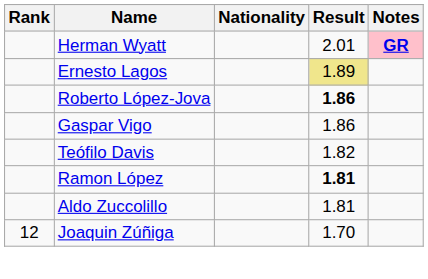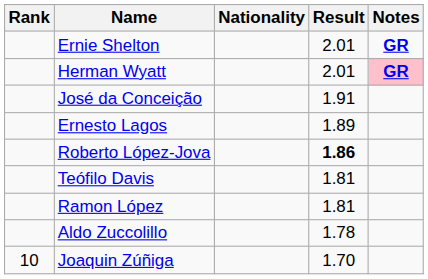+ row: (109, 44)
+ row: (130, 98)
(339, 71) khaki background -> (339, 125) no background
- row: (105, 125)
(339, 152) 1.82 -> (339, 179) 1.81
(339, 179) bold -> (339, 206) normal
(339, 206) 1.81 -> (339, 233) 1.78
(29, 233) 12 -> (29, 260) 10
